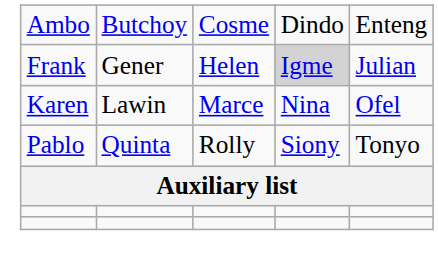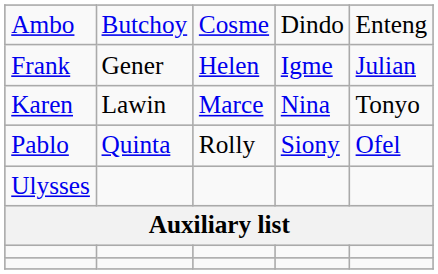(307, 64) lightgrey background -> (307, 64) no background
(378, 105) Ofel -> (388, 105) Tonyo
(388, 145) Tonyo -> (378, 145) Ofel
+ row: (51, 185)
